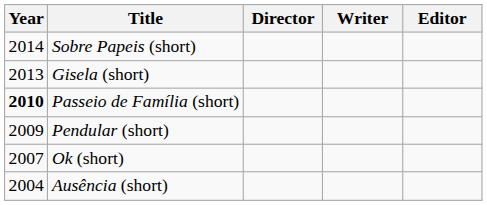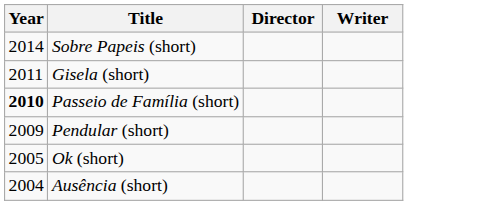- column: (442, 18)
(26, 74) 2013 -> (26, 74) 2011
(26, 158) 2007 -> (26, 158) 2005
